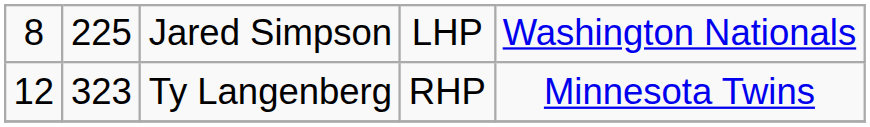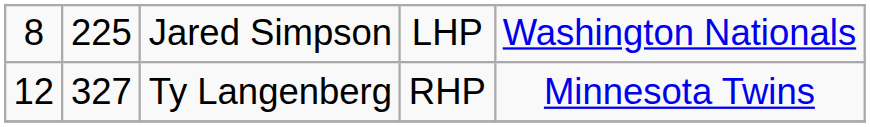(101, 91) 323 -> (101, 91) 327
